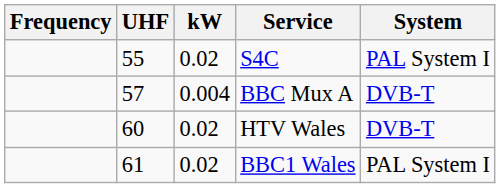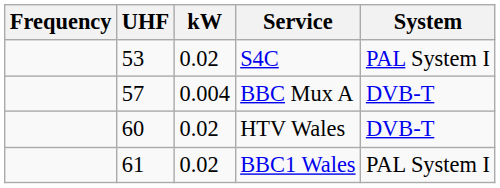(133, 57) 55 -> (133, 57) 53
